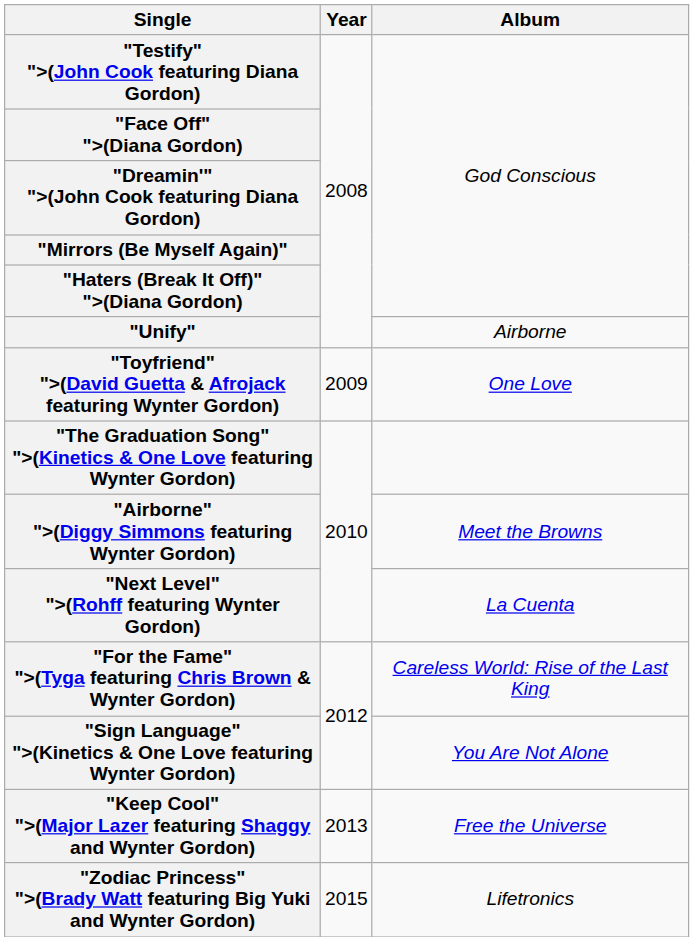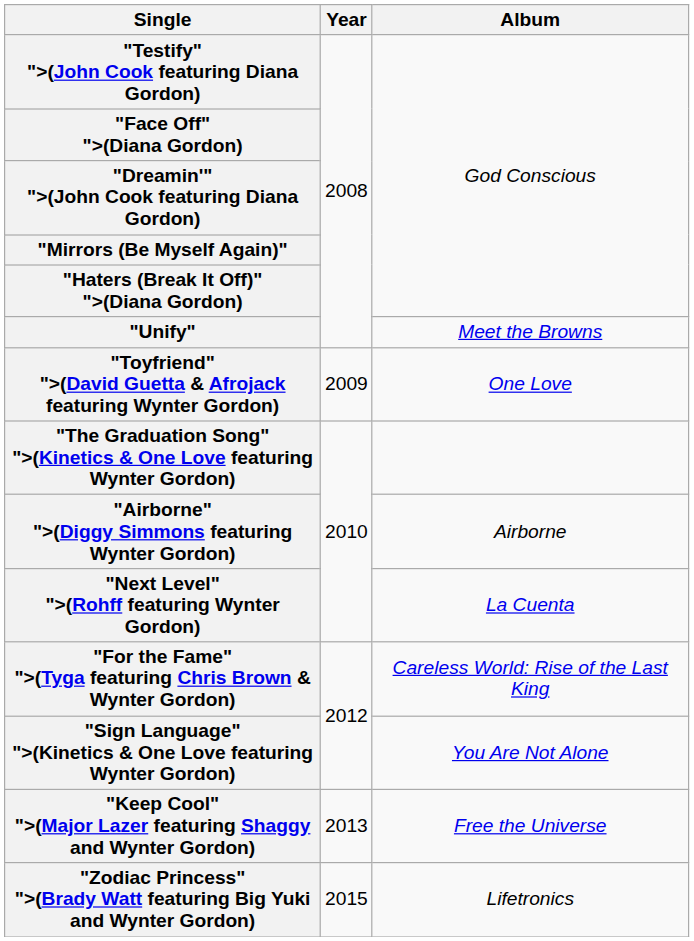(530, 332) Airborne -> (530, 332) Meet the Browns
(530, 531) Meet the Browns -> (530, 531) Airborne
